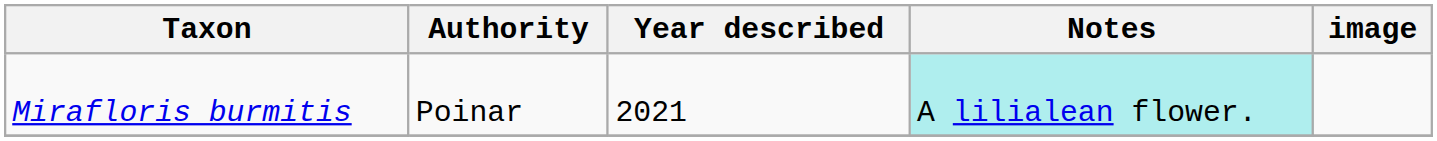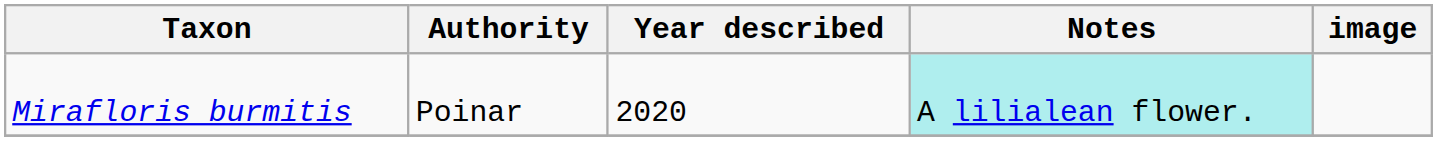(651, 112) 2021 -> (651, 112) 2020
